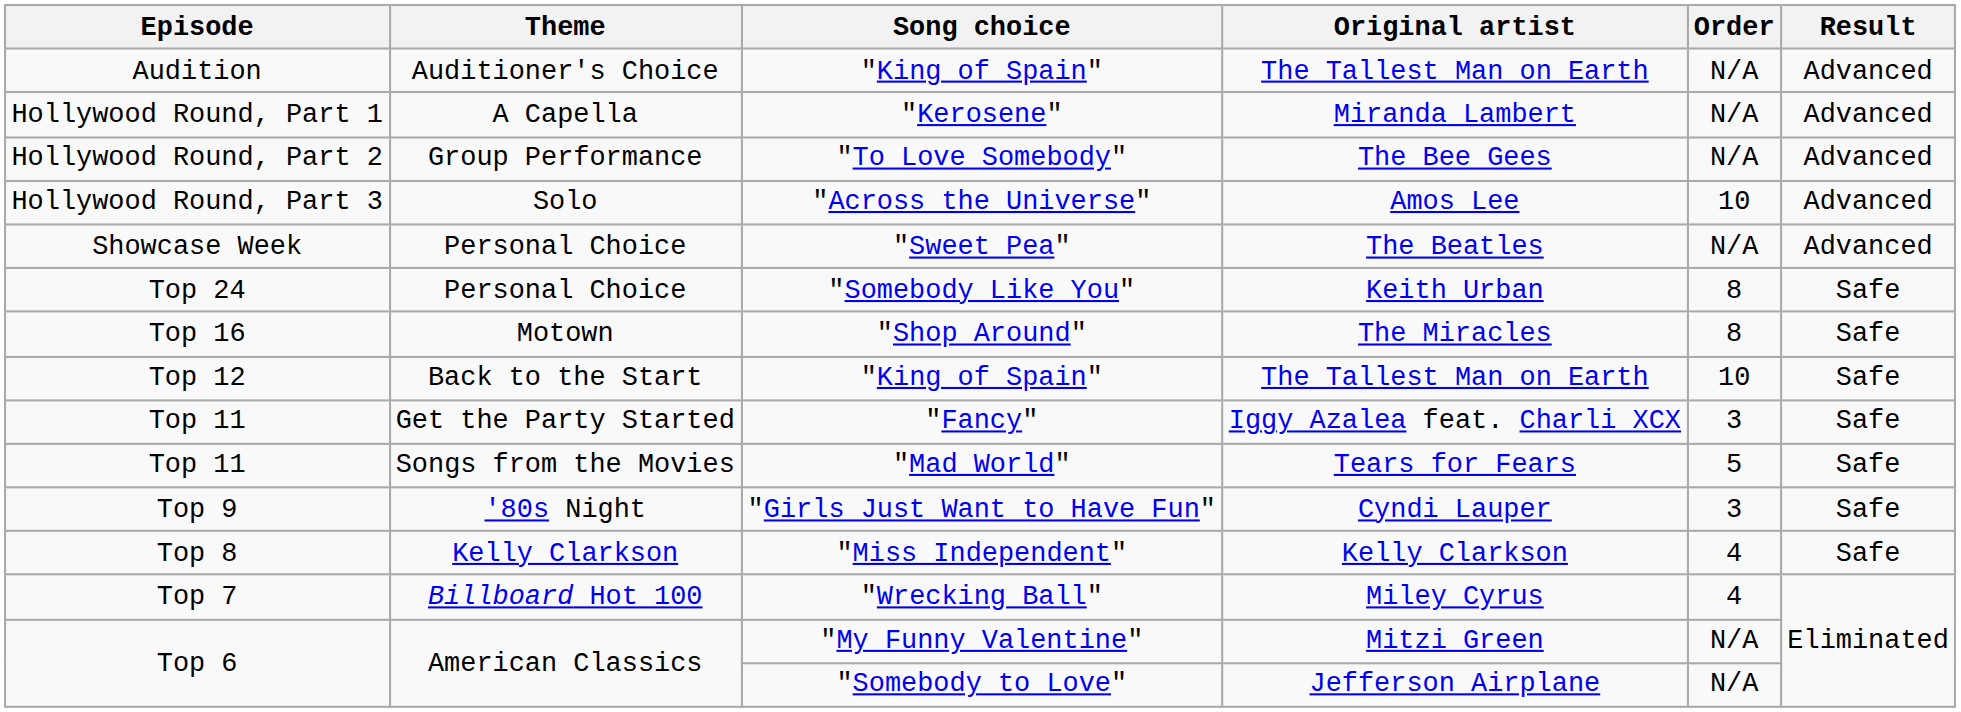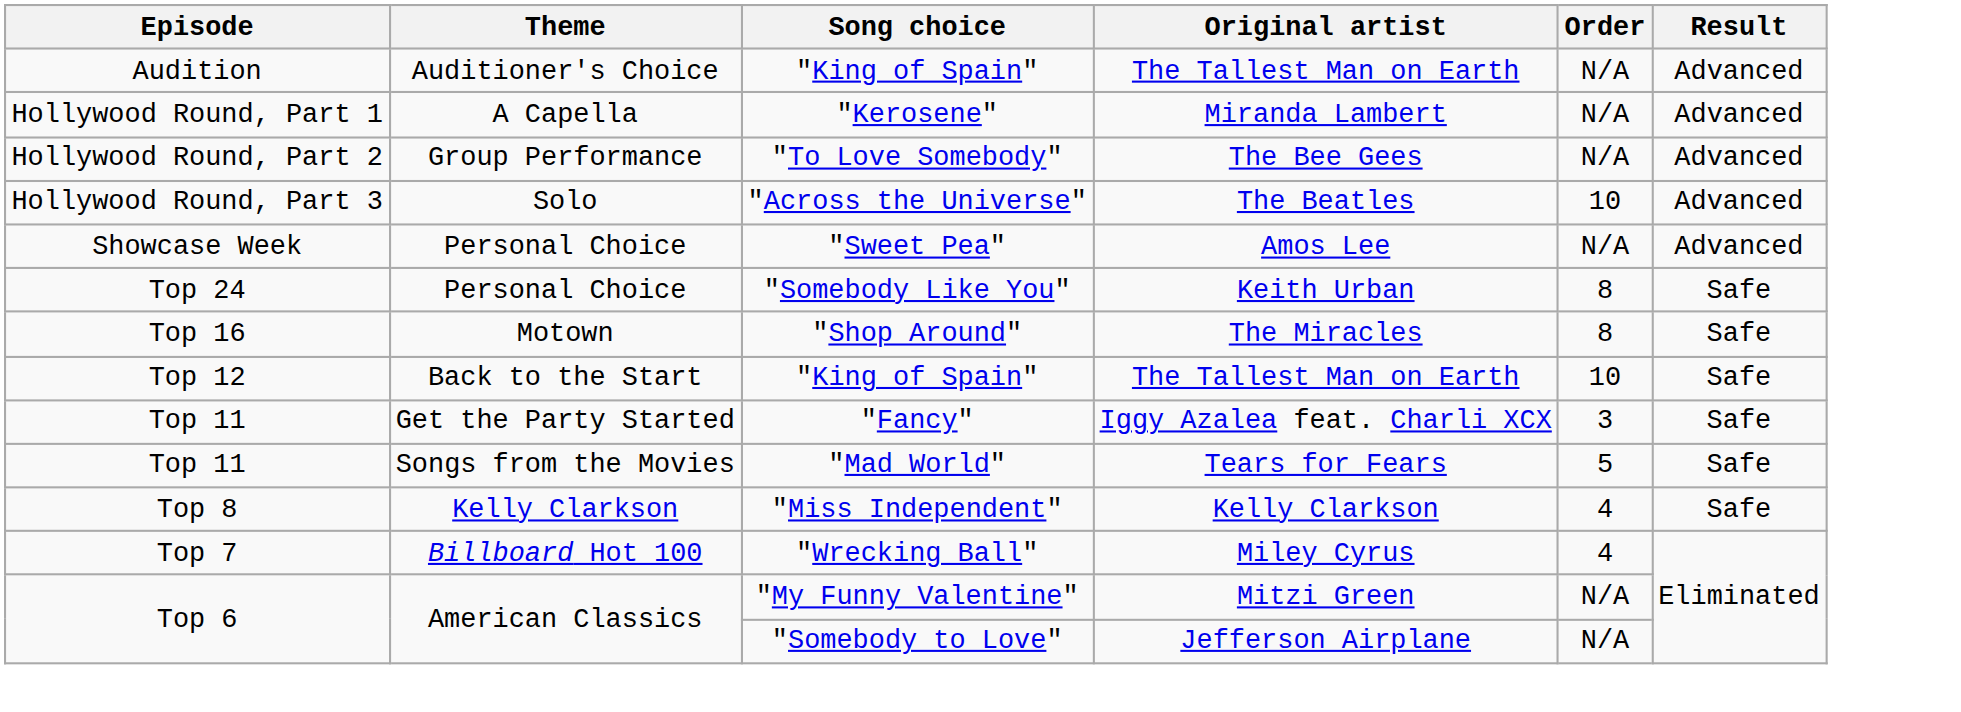(1455, 202) Amos Lee -> (1326, 202) The Beatles
(1455, 246) The Beatles -> (1326, 246) Amos Lee
- row: (197, 509)
